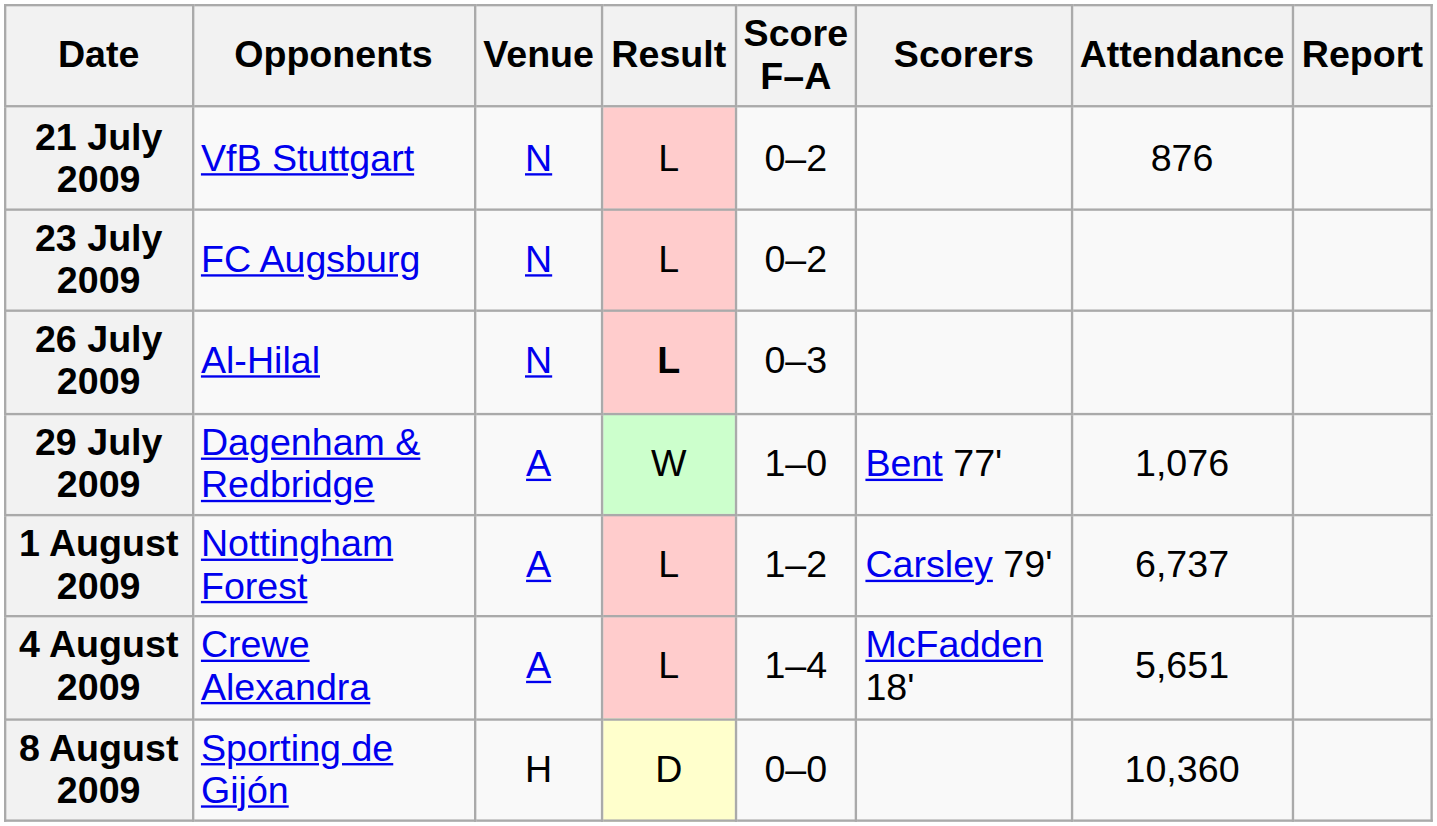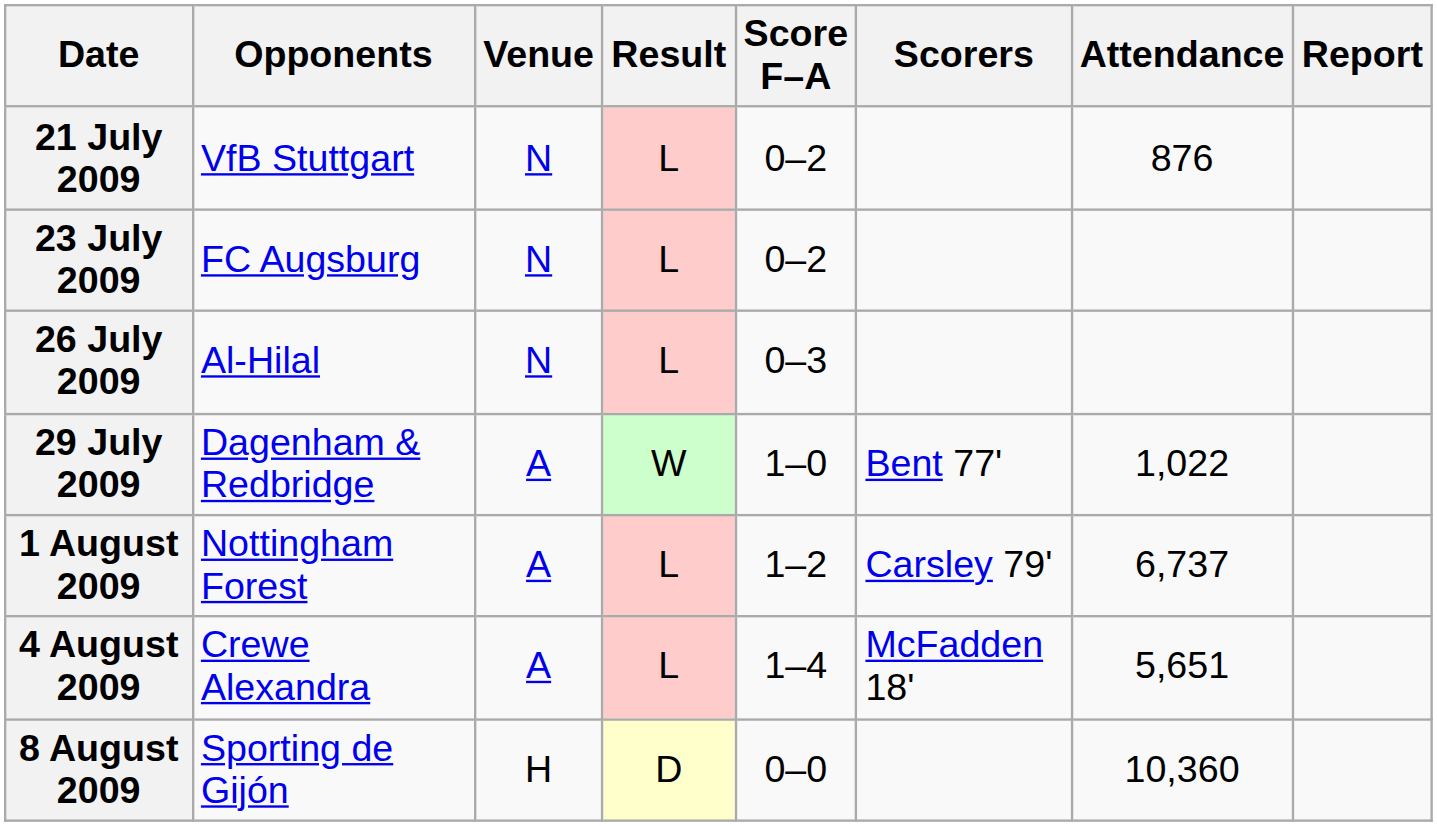(669, 361) bold -> (669, 361) normal
(1182, 463) 1,076 -> (1182, 463) 1,022
